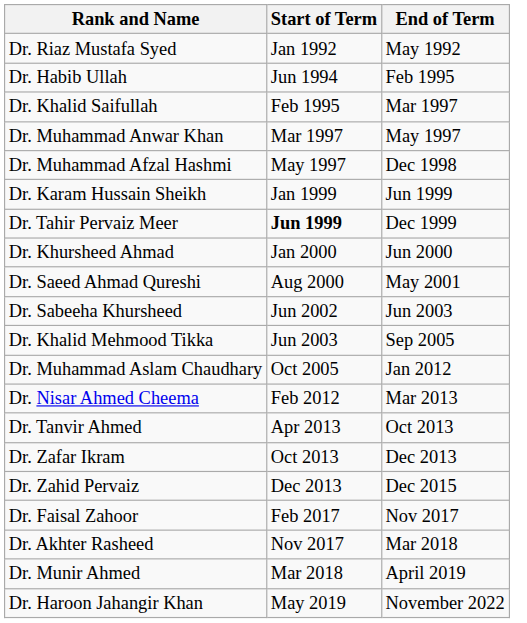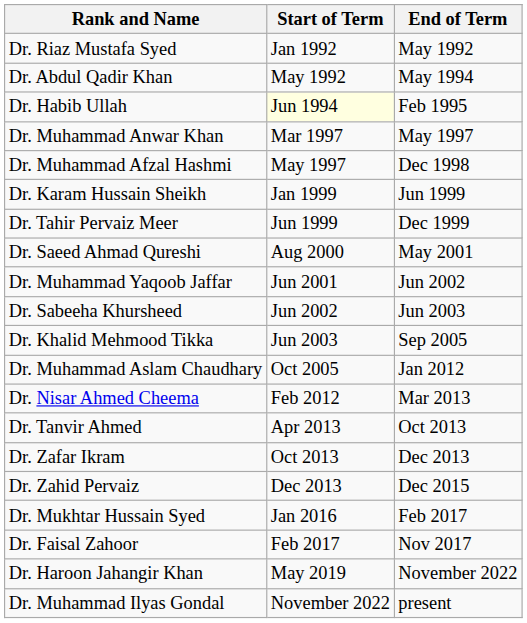+ row: (91, 77)
(304, 77) no background -> (304, 106) lightyellow background
- row: (83, 106)
(306, 223) bold -> (304, 223) normal
- row: (91, 252)
+ row: (120, 281)
+ row: (107, 515)
- row: (81, 544)
- row: (74, 573)
+ row: (117, 602)
